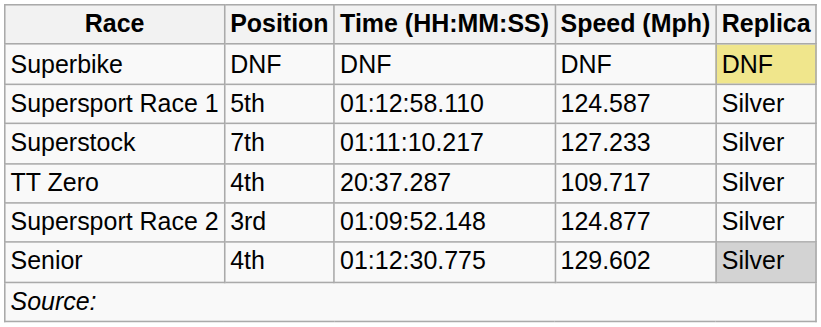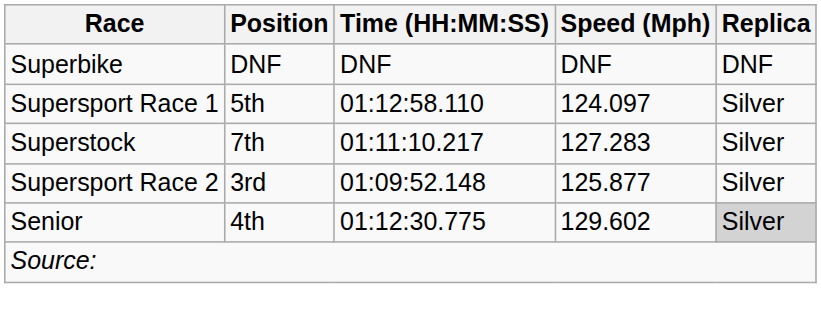(747, 63) khaki background -> (747, 63) no background
(606, 103) 124.587 -> (606, 103) 124.097
(606, 143) 127.233 -> (606, 143) 127.283
- row: (55, 182)
(606, 222) 124.877 -> (606, 182) 125.877
